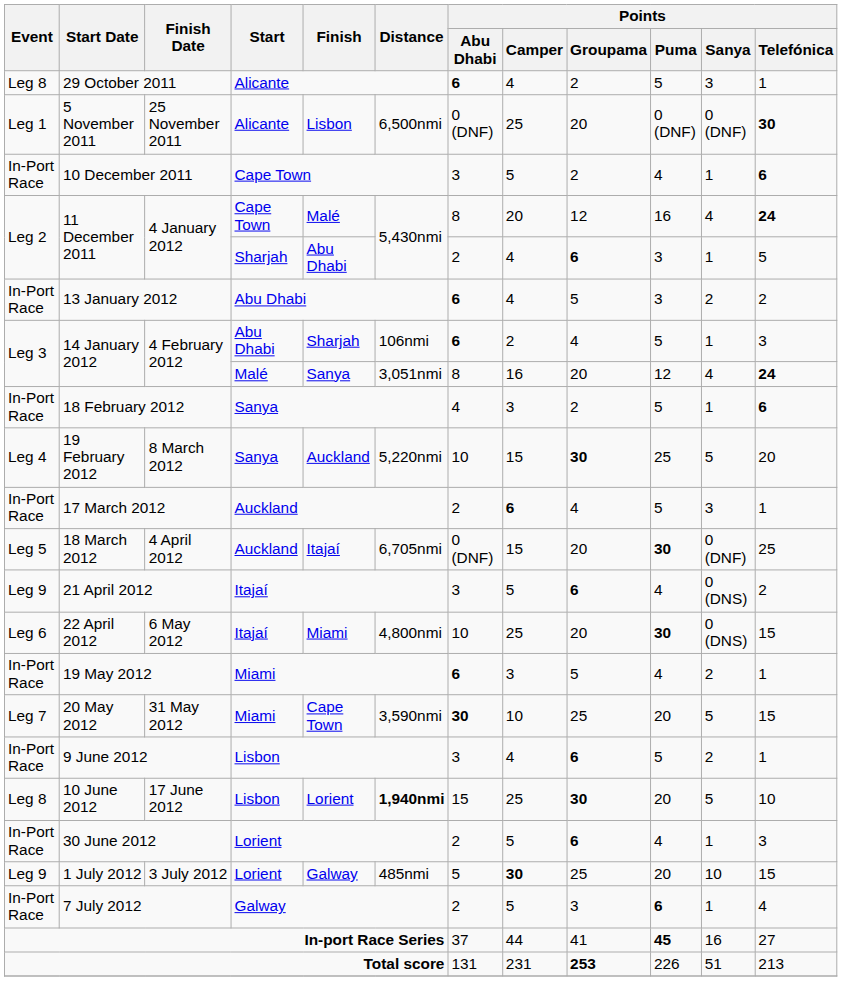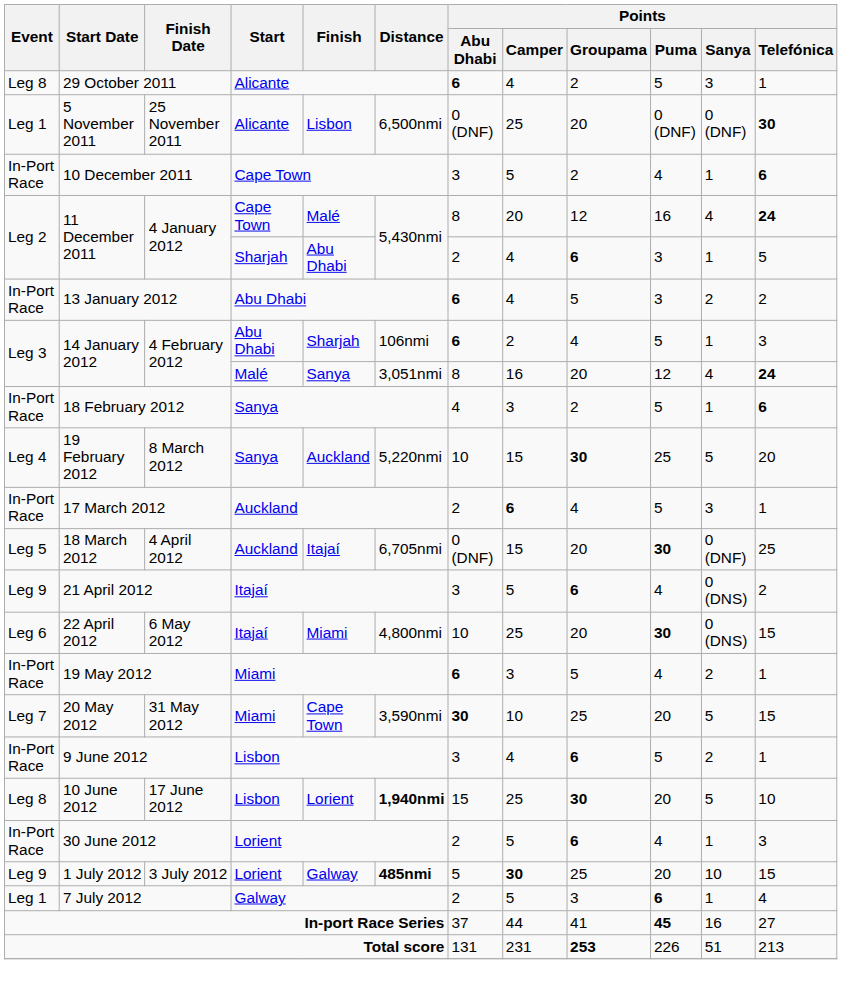(404, 873) normal -> (405, 873) bold
(31, 906) In-Port Race -> (27, 898) Leg 1
